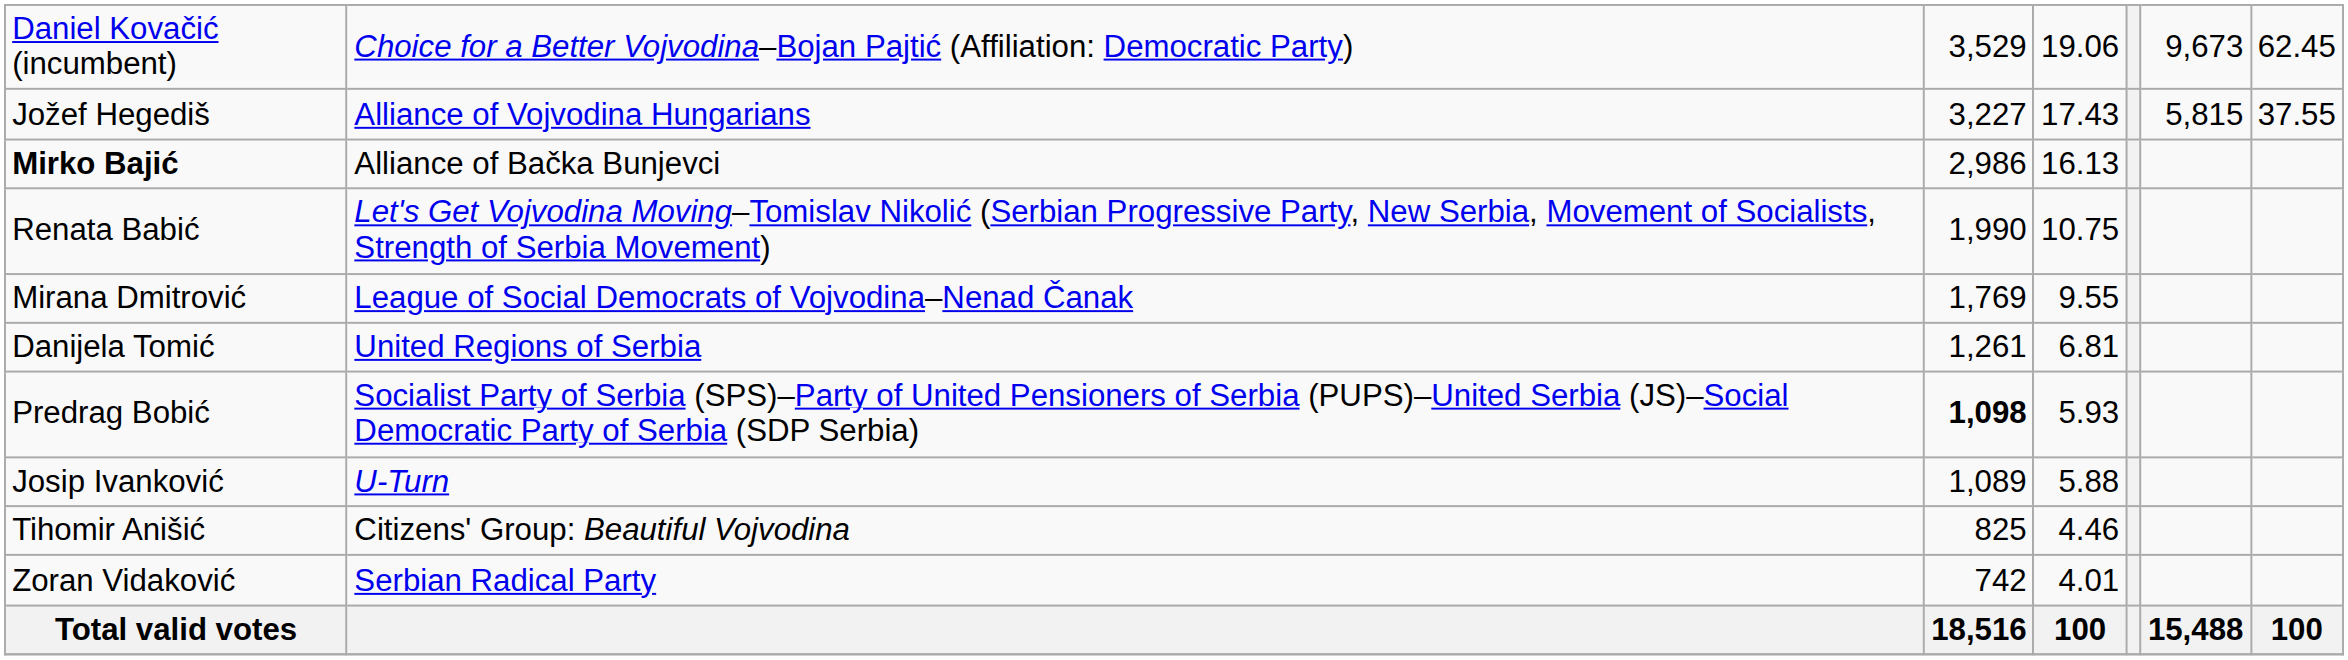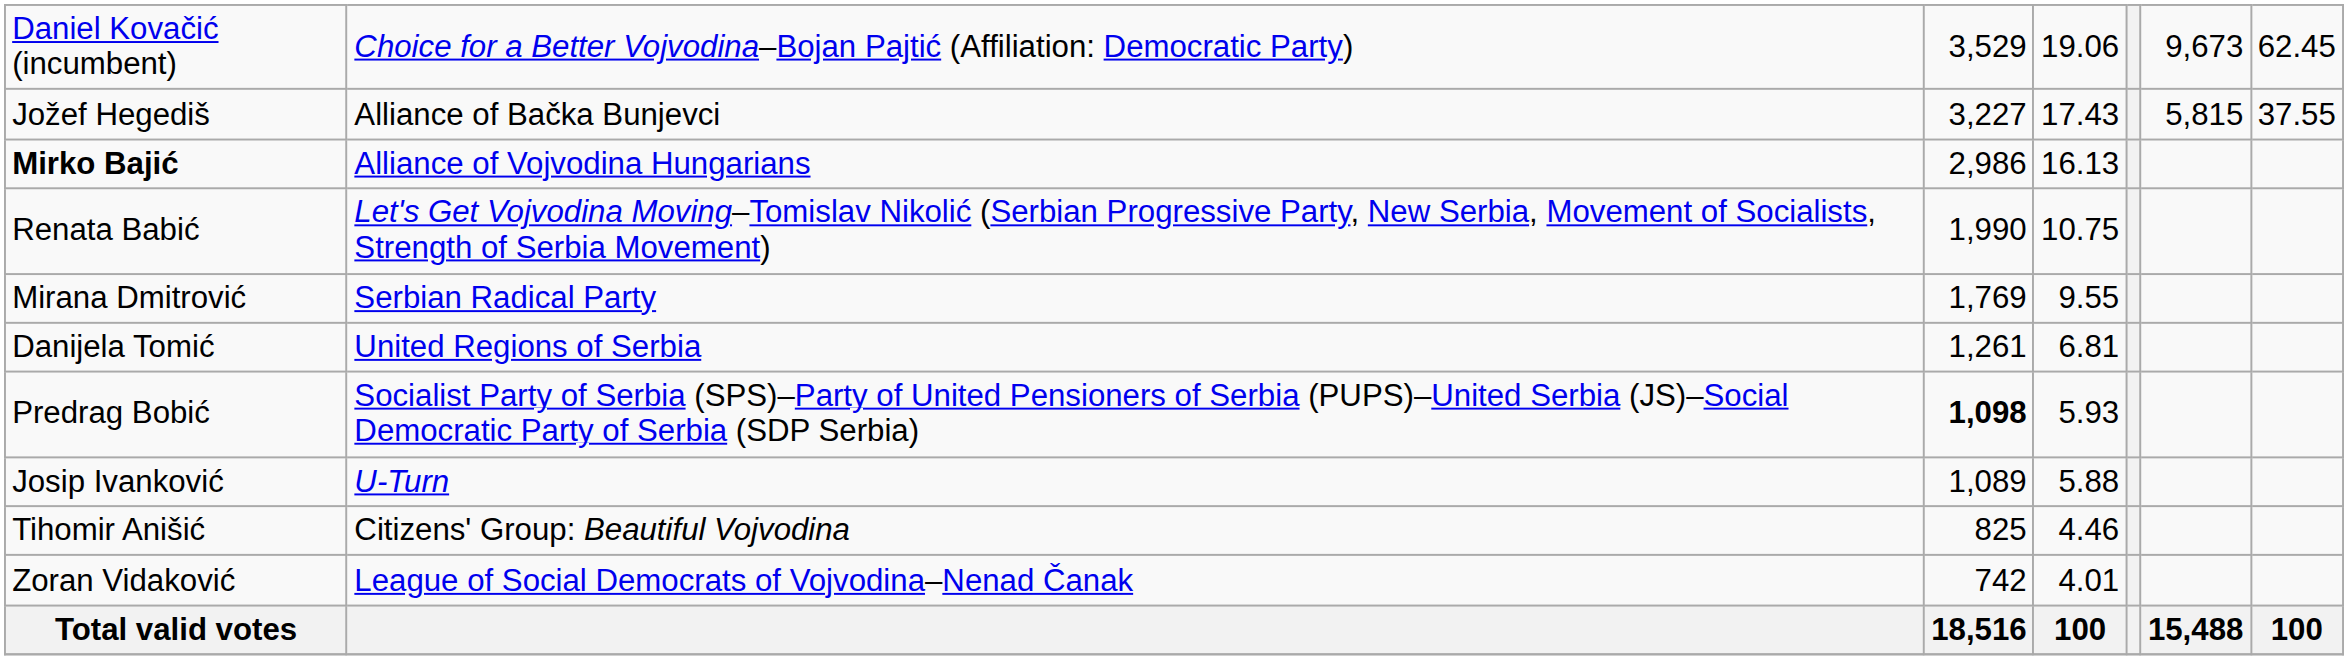(582, 113) Alliance of Vojvodina Hungarians -> (537, 113) Alliance of Bačka Bunjevci
(537, 163) Alliance of Bačka Bunjevci -> (582, 163) Alliance of Vojvodina Hungarians
(744, 297) League of Social Democrats of Vojvodina–Nenad Čanak -> (505, 297) Serbian Radical Party
(505, 579) Serbian Radical Party -> (744, 579) League of Social Democrats of Vojvodina–Nenad Čanak
